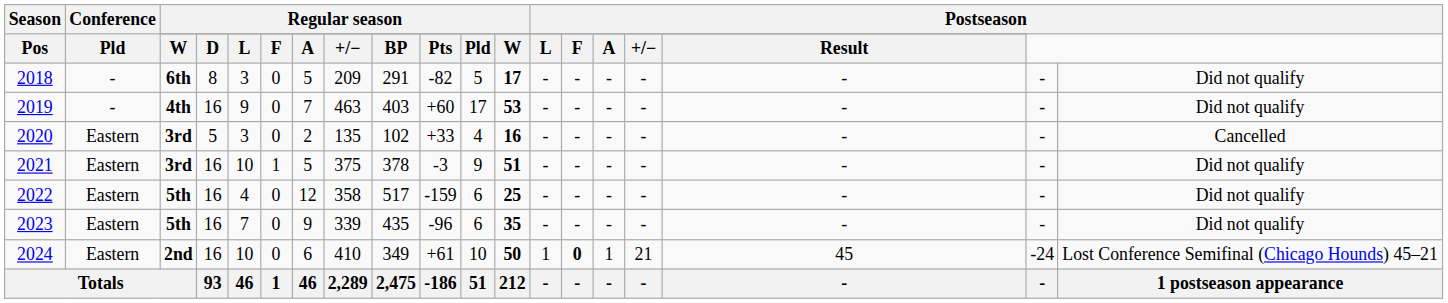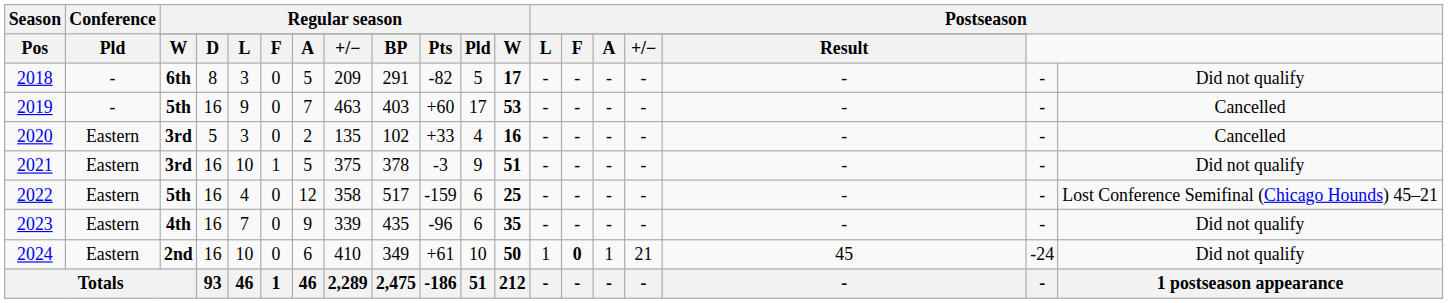(178, 107) 4th -> (178, 107) 5th
(1250, 107) Did not qualify -> (1250, 107) Cancelled
(1250, 195) Did not qualify -> (1250, 195) Lost Conference Semifinal (Chicago Hounds) 45–21
(178, 224) 5th -> (178, 224) 4th
(1250, 253) Lost Conference Semifinal (Chicago Hounds) 45–21 -> (1250, 253) Did not qualify
